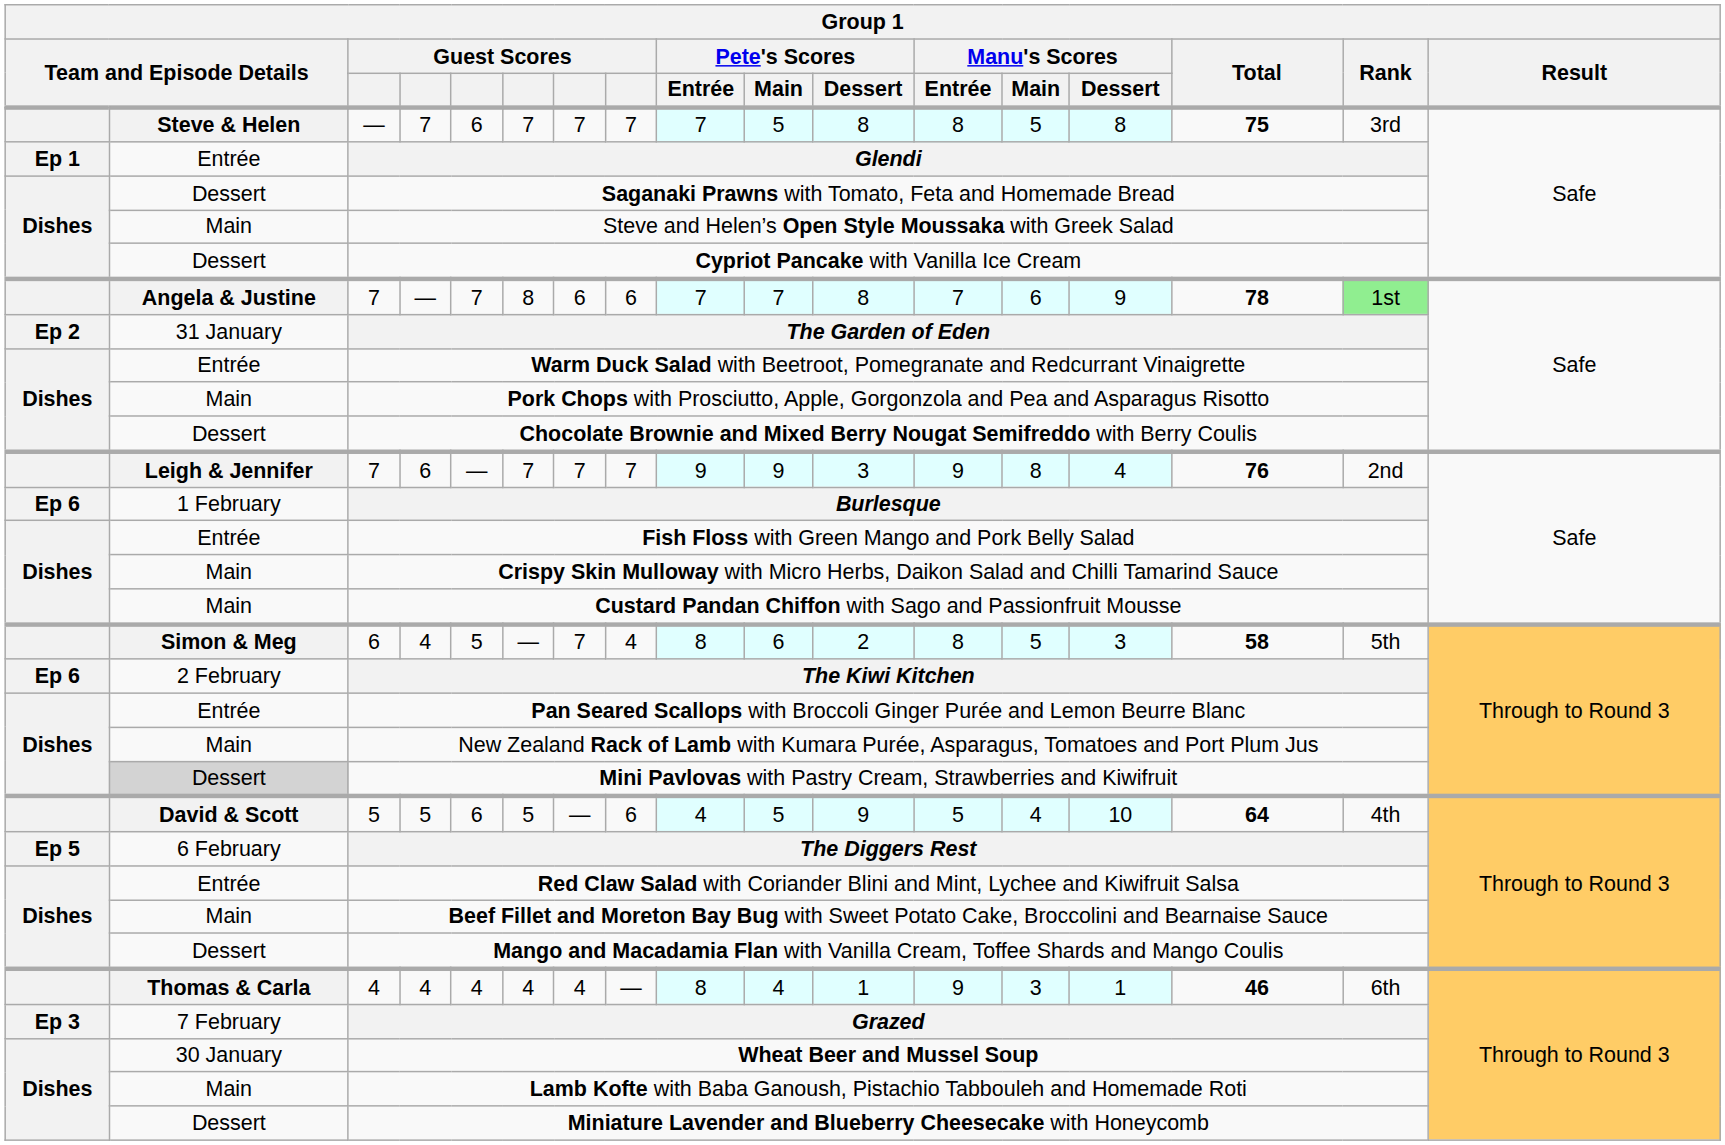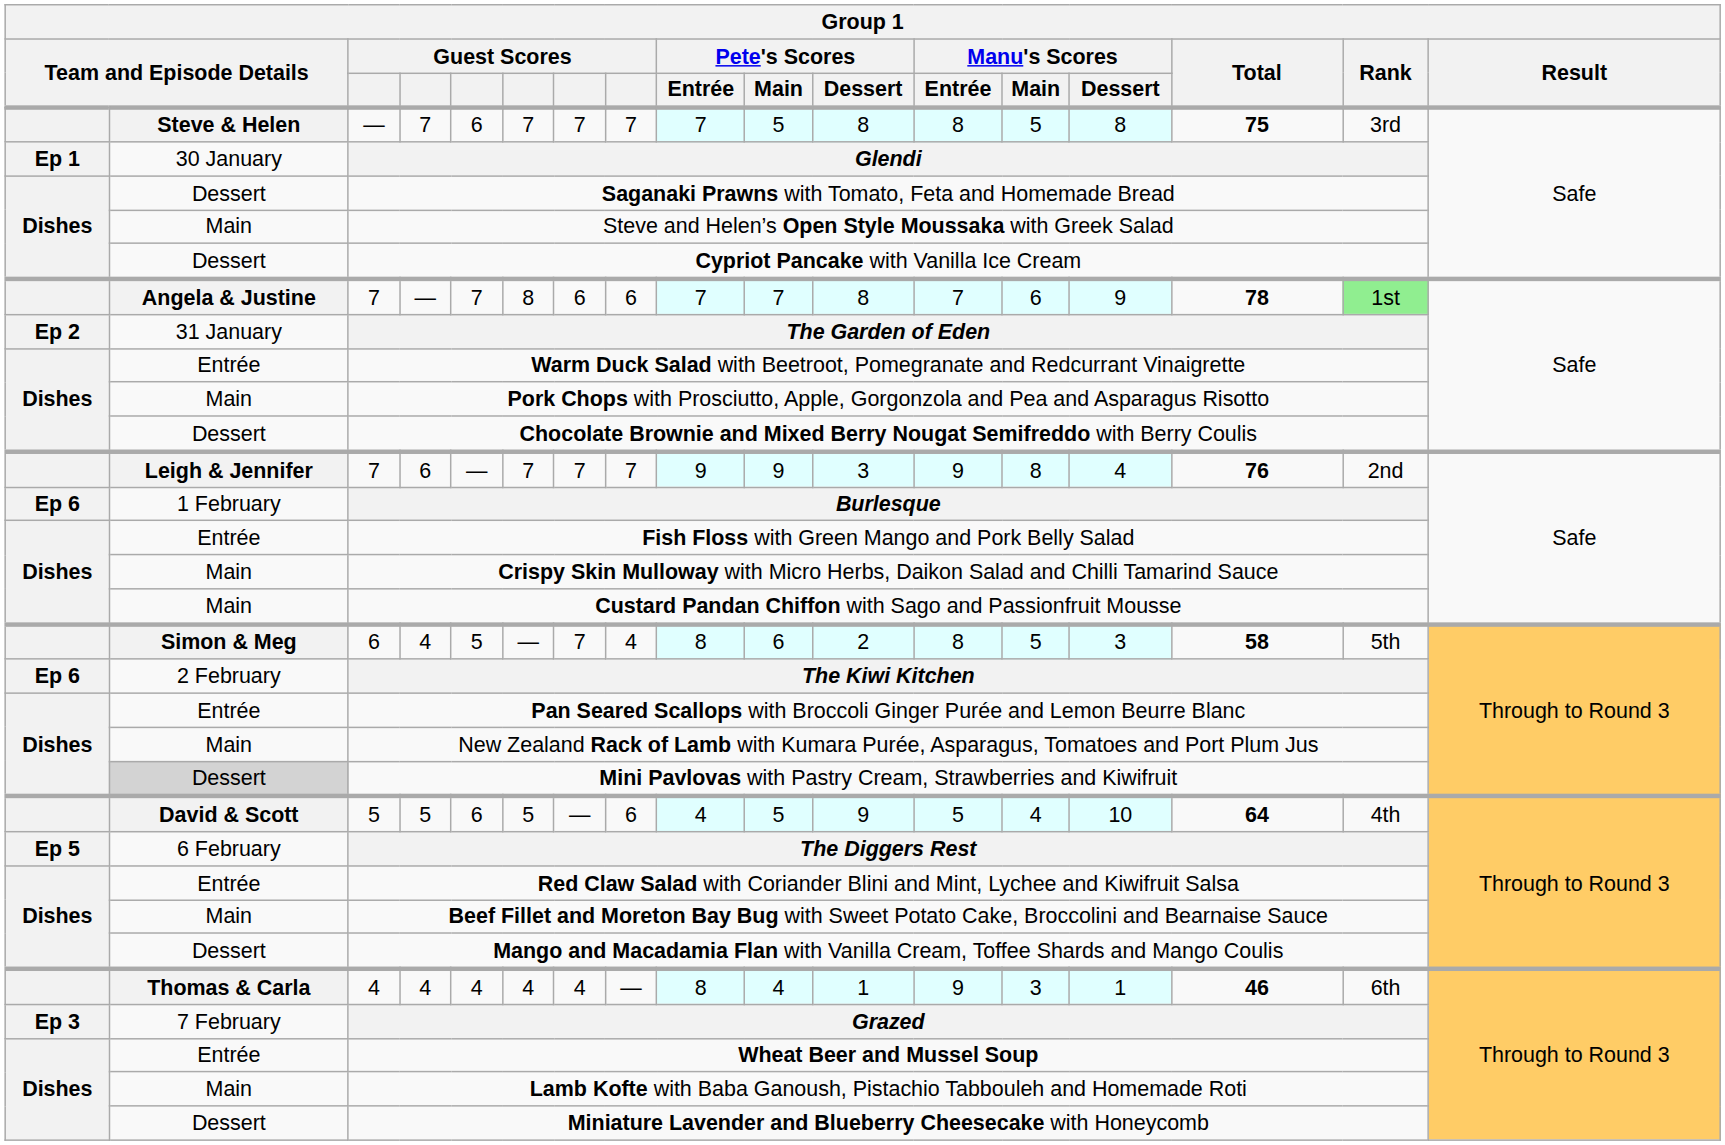(229, 159) Entrée -> (229, 159) 30 January
(229, 1055) 30 January -> (229, 1055) Entrée
